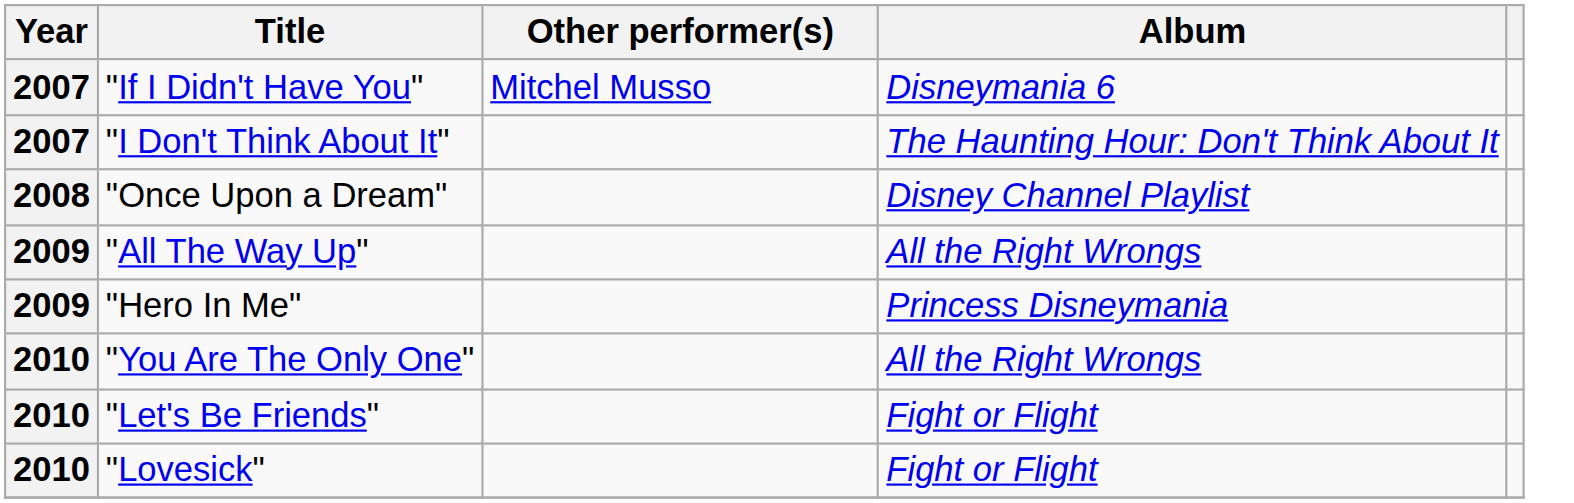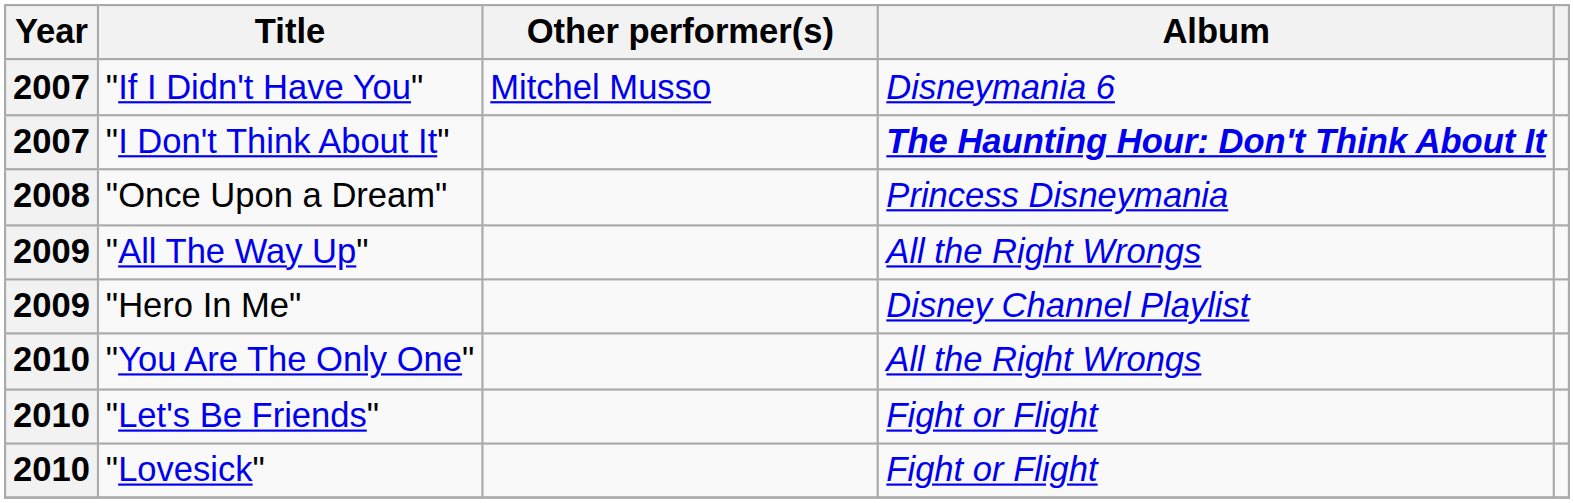(1193, 141) normal -> (1216, 141) bold
(1068, 196) Disney Channel Playlist -> (1057, 196) Princess Disneymania
(1057, 305) Princess Disneymania -> (1068, 305) Disney Channel Playlist
